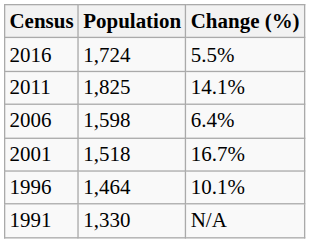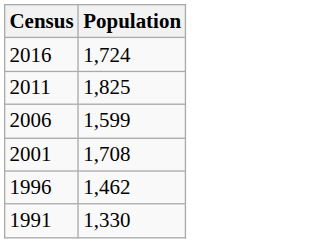- column: (245, 21)
(107, 120) 1,598 -> (107, 120) 1,599
(107, 154) 1,518 -> (107, 154) 1,708
(107, 187) 1,464 -> (107, 187) 1,462
